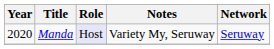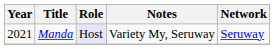(20, 34) 2020 -> (20, 34) 2021
